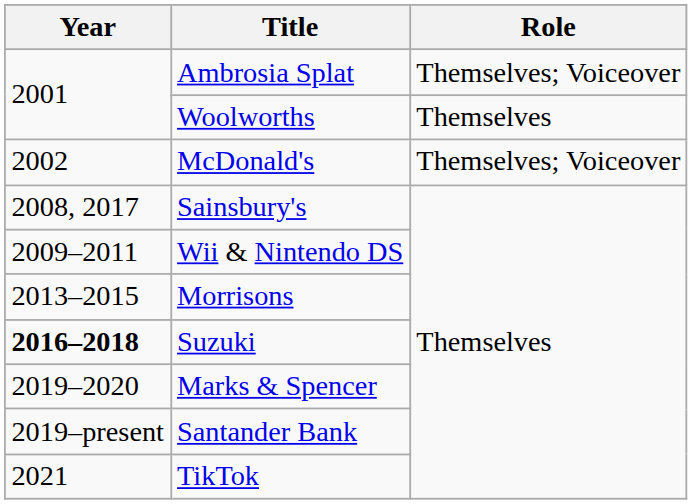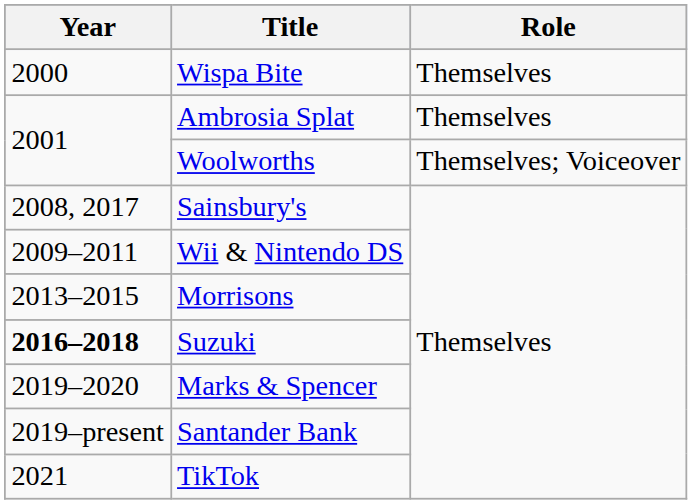+ row: (240, 71)
(548, 71) Themselves; Voiceover -> (484, 116) Themselves
(484, 116) Themselves -> (548, 161) Themselves; Voiceover
- row: (246, 161)
